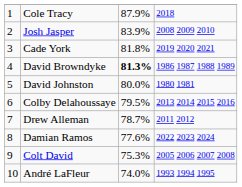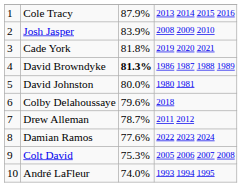(165, 13) 2018 -> (196, 13) 2013 2014 2015 2016
(135, 102) 79.5% -> (135, 102) 79.6%
(196, 102) 2013 2014 2015 2016 -> (165, 102) 2018
